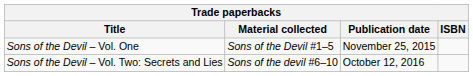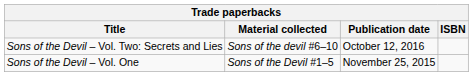rows swapped: (73, 46) <-> (115, 63)
